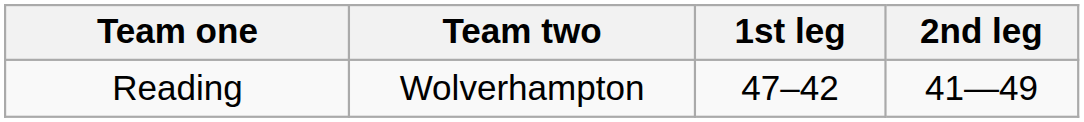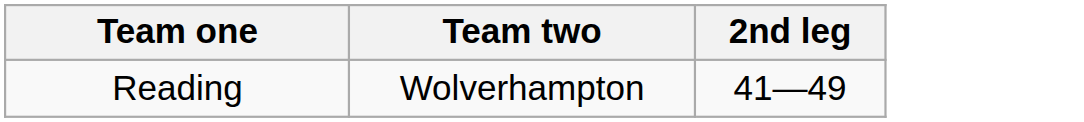- column: (790, 32)
